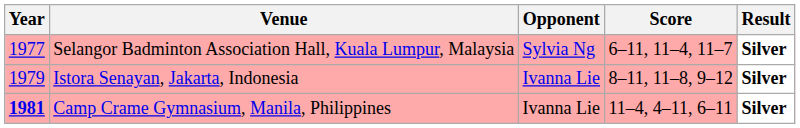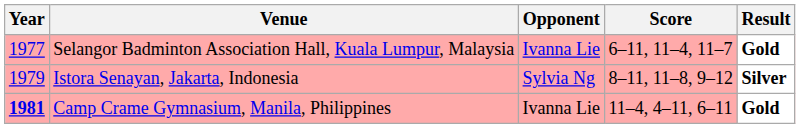(559, 49) Sylvia Ng -> (561, 49) Ivanna Lie
(764, 49) Silver -> (760, 49) Gold
(561, 79) Ivanna Lie -> (559, 79) Sylvia Ng
(764, 108) Silver -> (760, 108) Gold
